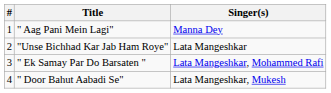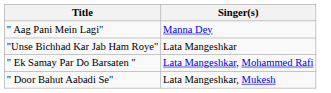- column: (9, 12)
